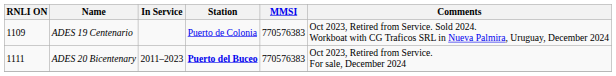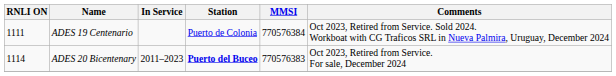(16, 32) 1109 -> (16, 32) 1111
(284, 32) 770576383 -> (284, 32) 770576384
(16, 58) 1111 -> (16, 58) 1114
